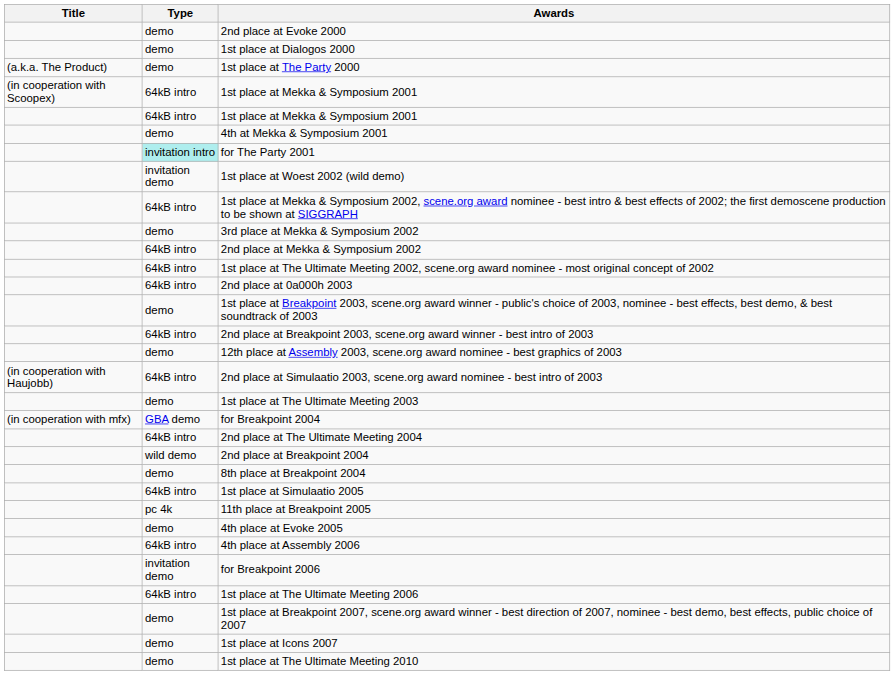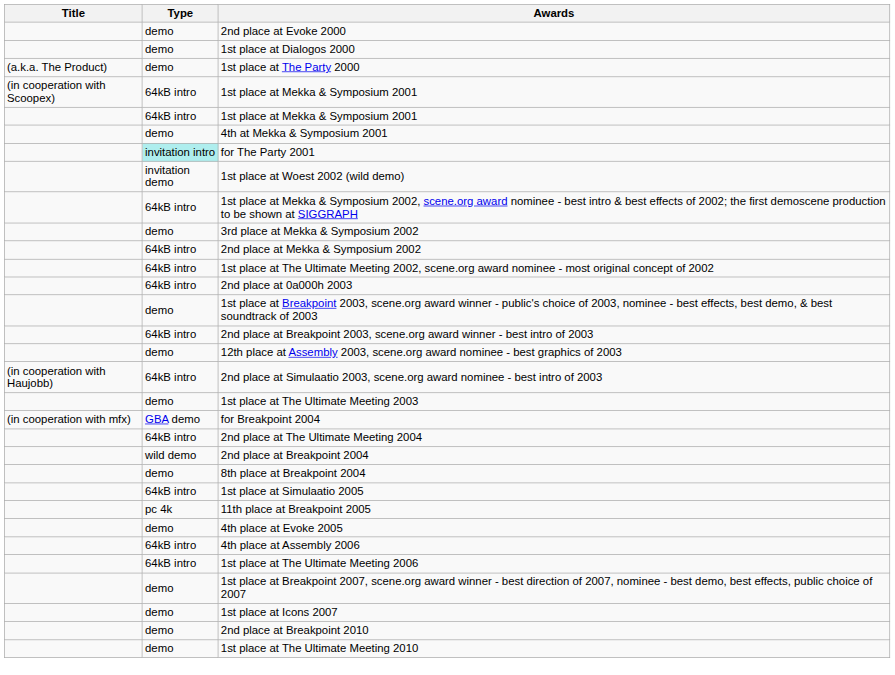- row: (73, 570)
+ row: (73, 631)
